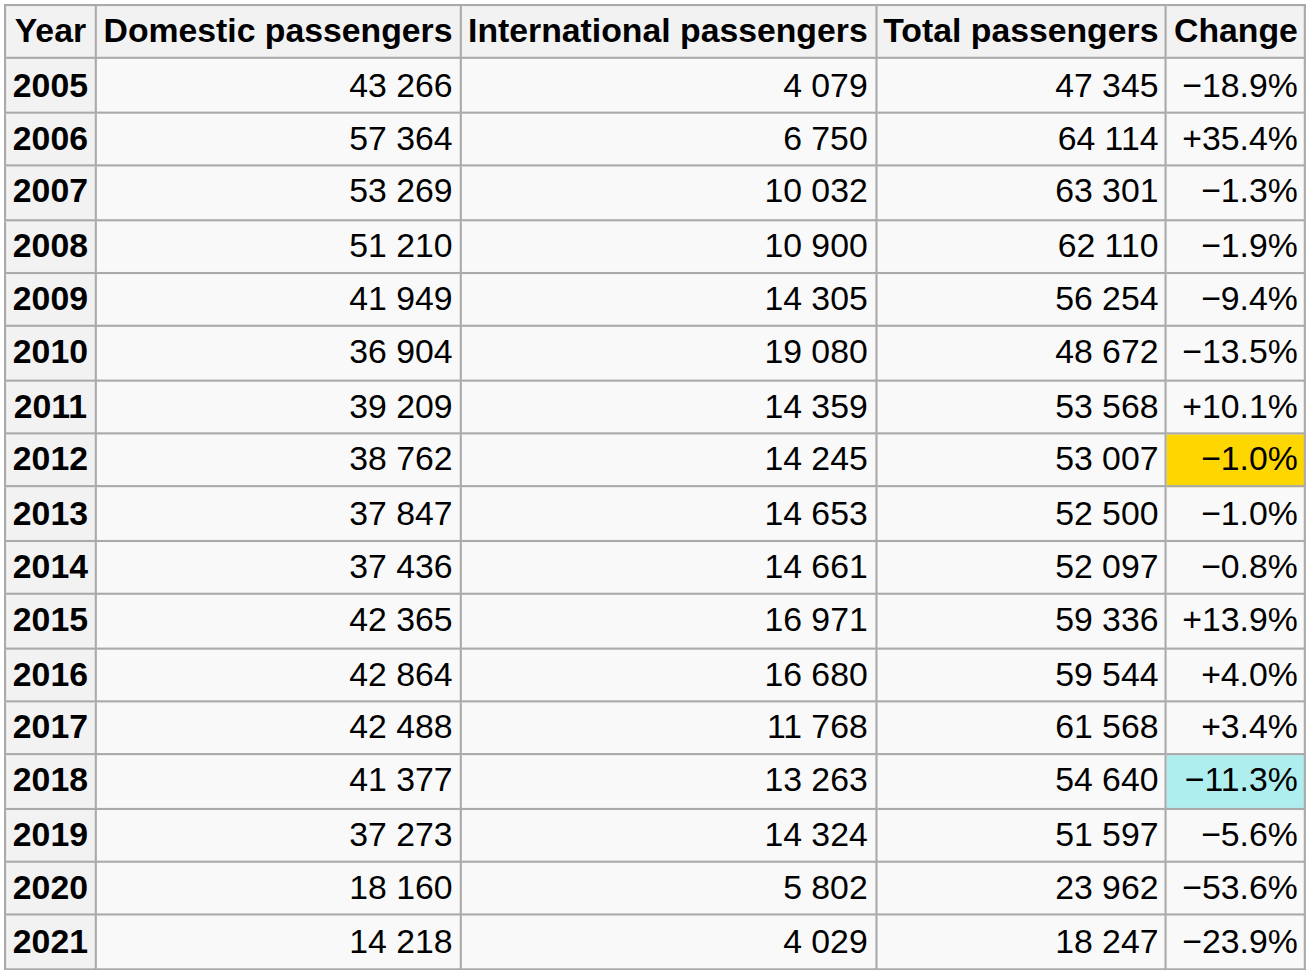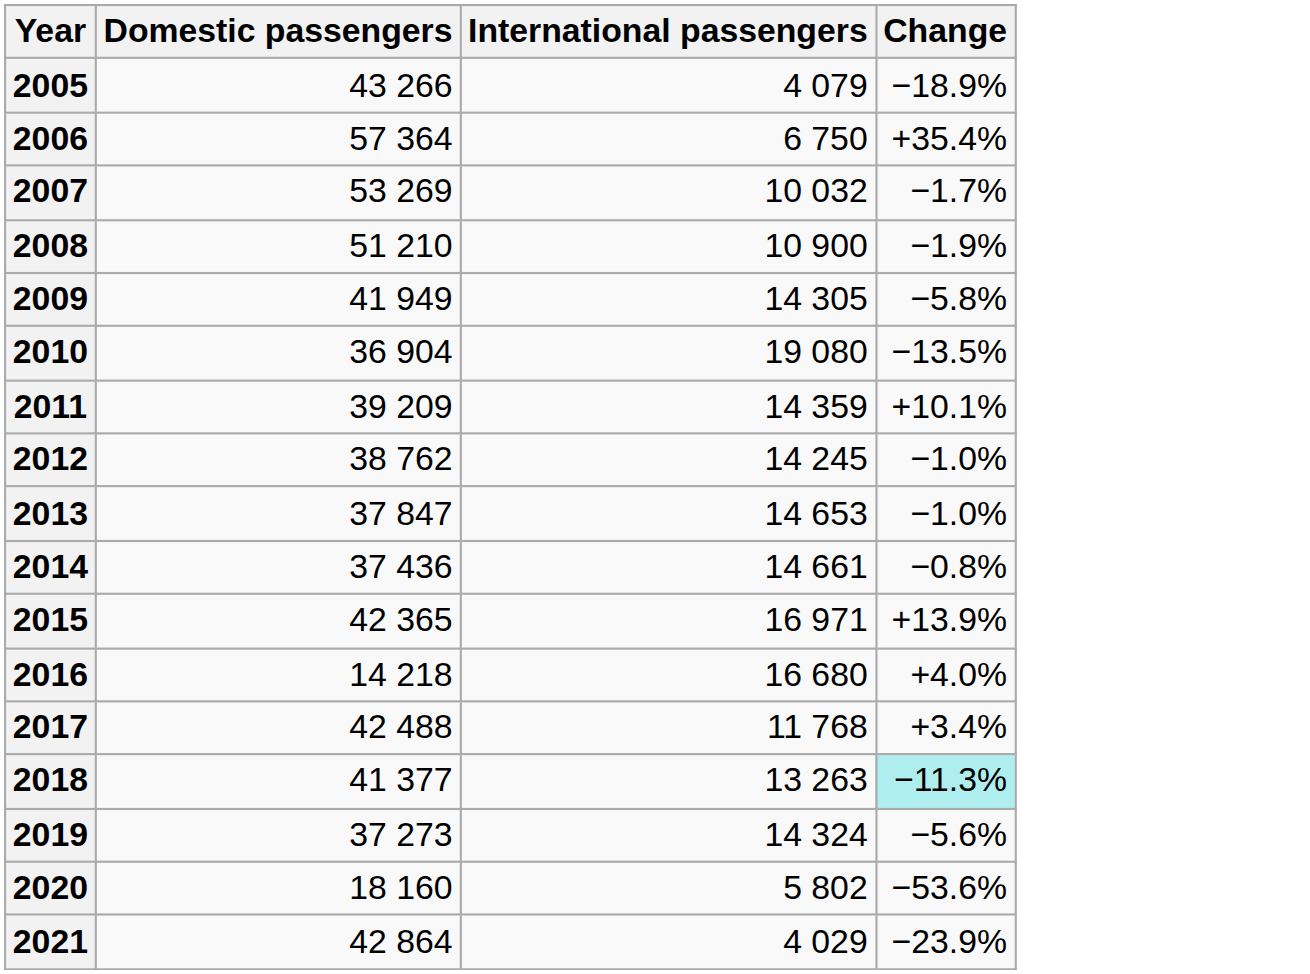- column: (1021, 31)
(1249, 191) −1.3% -> (959, 191) −1.7%
(1249, 298) −9.4% -> (959, 298) −5.8%
(1249, 459) gold background -> (959, 459) no background
(401, 673) 42 864 -> (401, 673) 14 218
(401, 941) 14 218 -> (401, 941) 42 864
